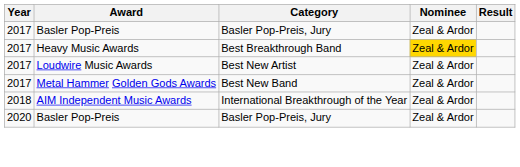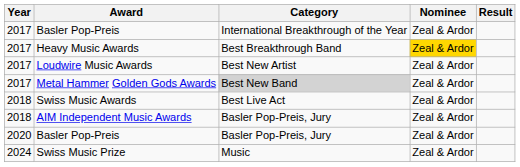(276, 30) Basler Pop-Preis, Jury -> (314, 30) International Breakthrough of the Year
(259, 83) no background -> (259, 83) lightgrey background
+ row: (19, 100)
(314, 100) International Breakthrough of the Year -> (276, 118) Basler Pop-Preis, Jury
+ row: (19, 153)
